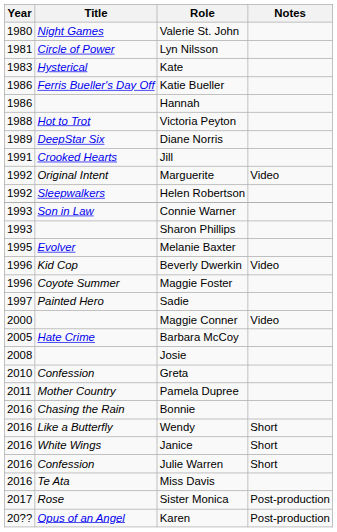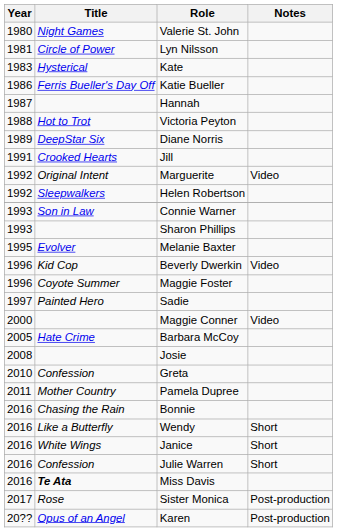(20, 103) 1986 -> (20, 103) 1987
(53, 481) normal -> (54, 481) bold
